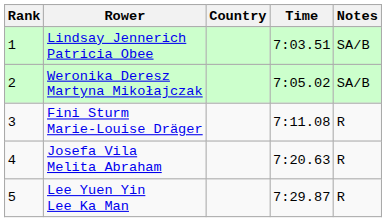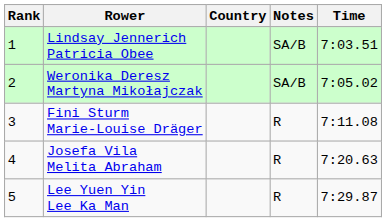columns swapped: (302, 16) <-> (357, 16)
